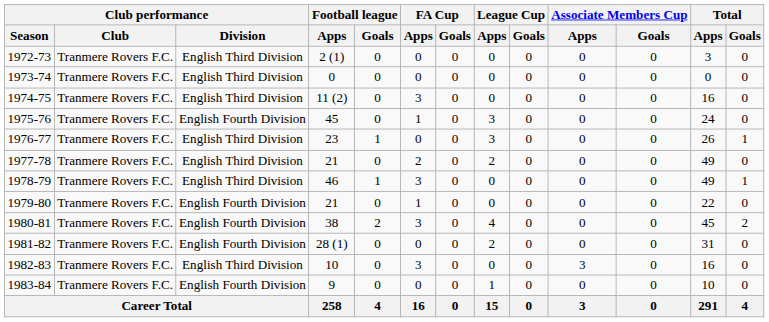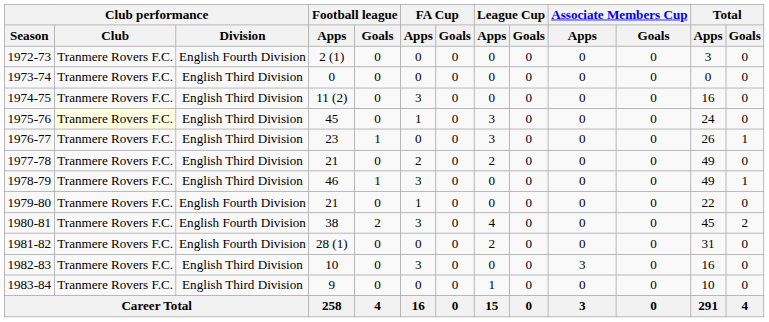(242, 56) English Third Division -> (242, 56) English Fourth Division
(115, 118) no background -> (115, 118) lightyellow background
(242, 118) English Fourth Division -> (242, 118) English Third Division
(242, 285) English Fourth Division -> (242, 285) English Third Division
